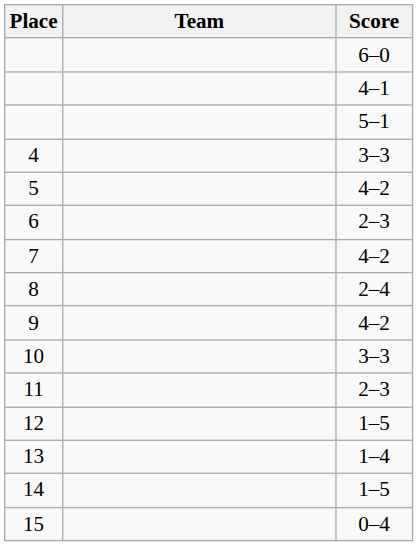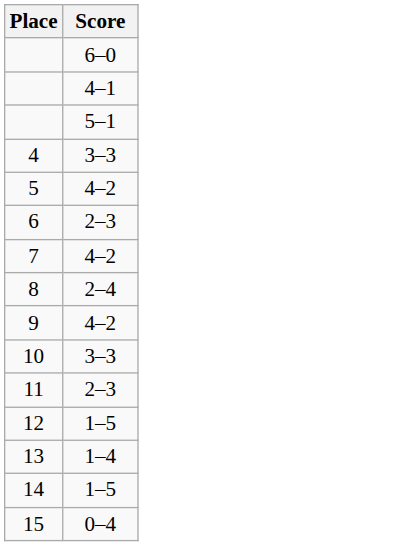- column: (199, 21)
